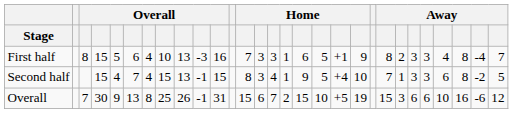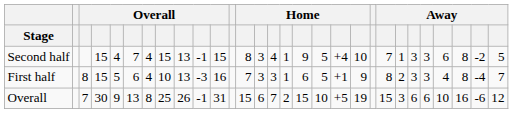rows swapped: (31, 56) <-> (39, 77)
